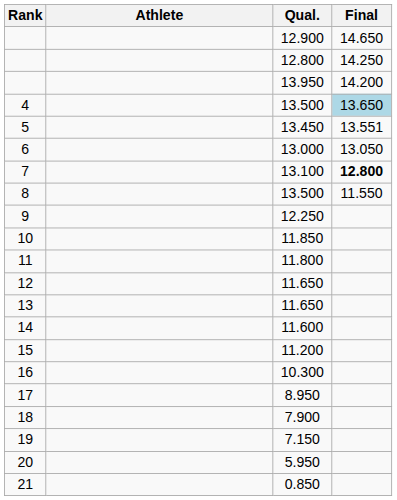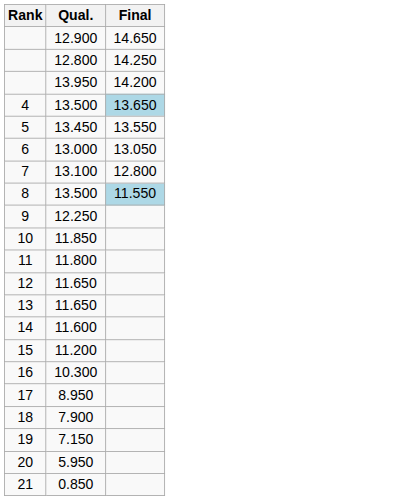- column: (159, 15)
(362, 127) 13.551 -> (135, 127) 13.550
(362, 171) bold -> (135, 171) normal
(362, 194) no background -> (135, 194) lightblue background
